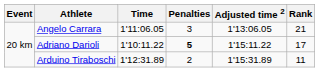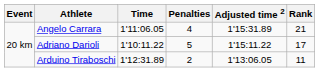(189, 30) 3 -> (189, 30) 4
(250, 30) 1'13:06.05 -> (250, 30) 1'15:31.89
(189, 45) bold -> (189, 45) normal
(250, 60) 1'15:31.89 -> (250, 60) 1'13:06.05
